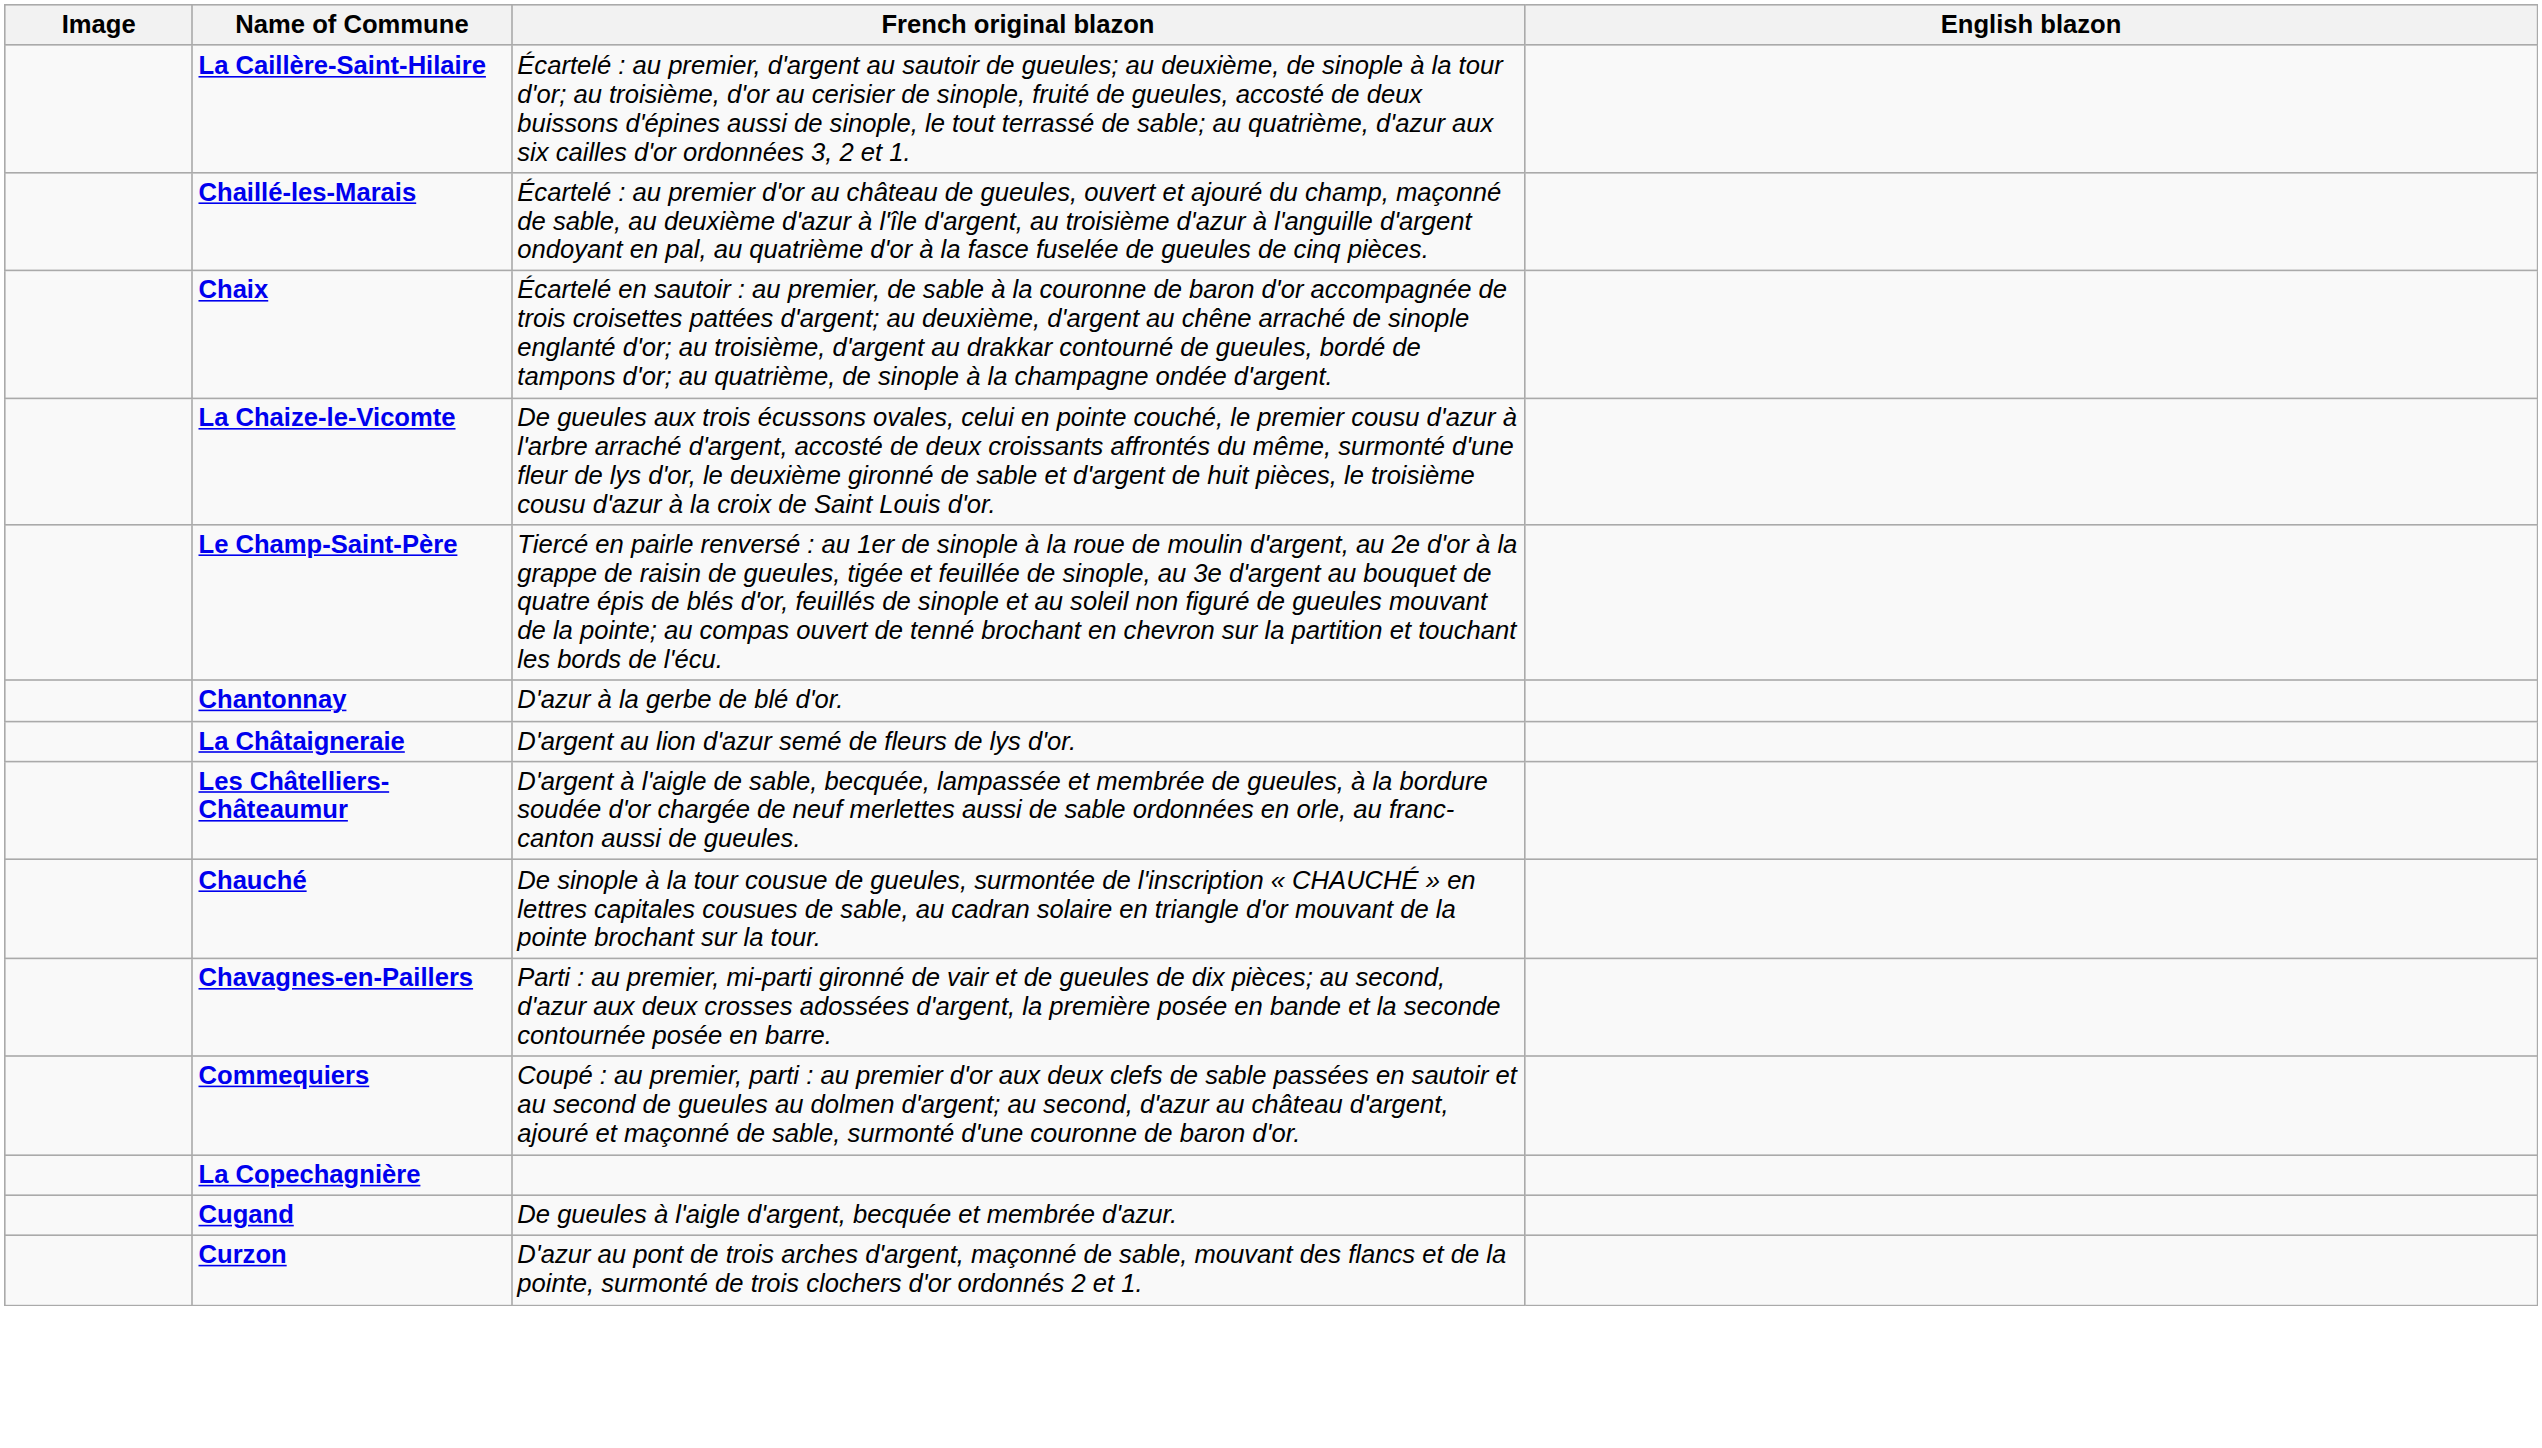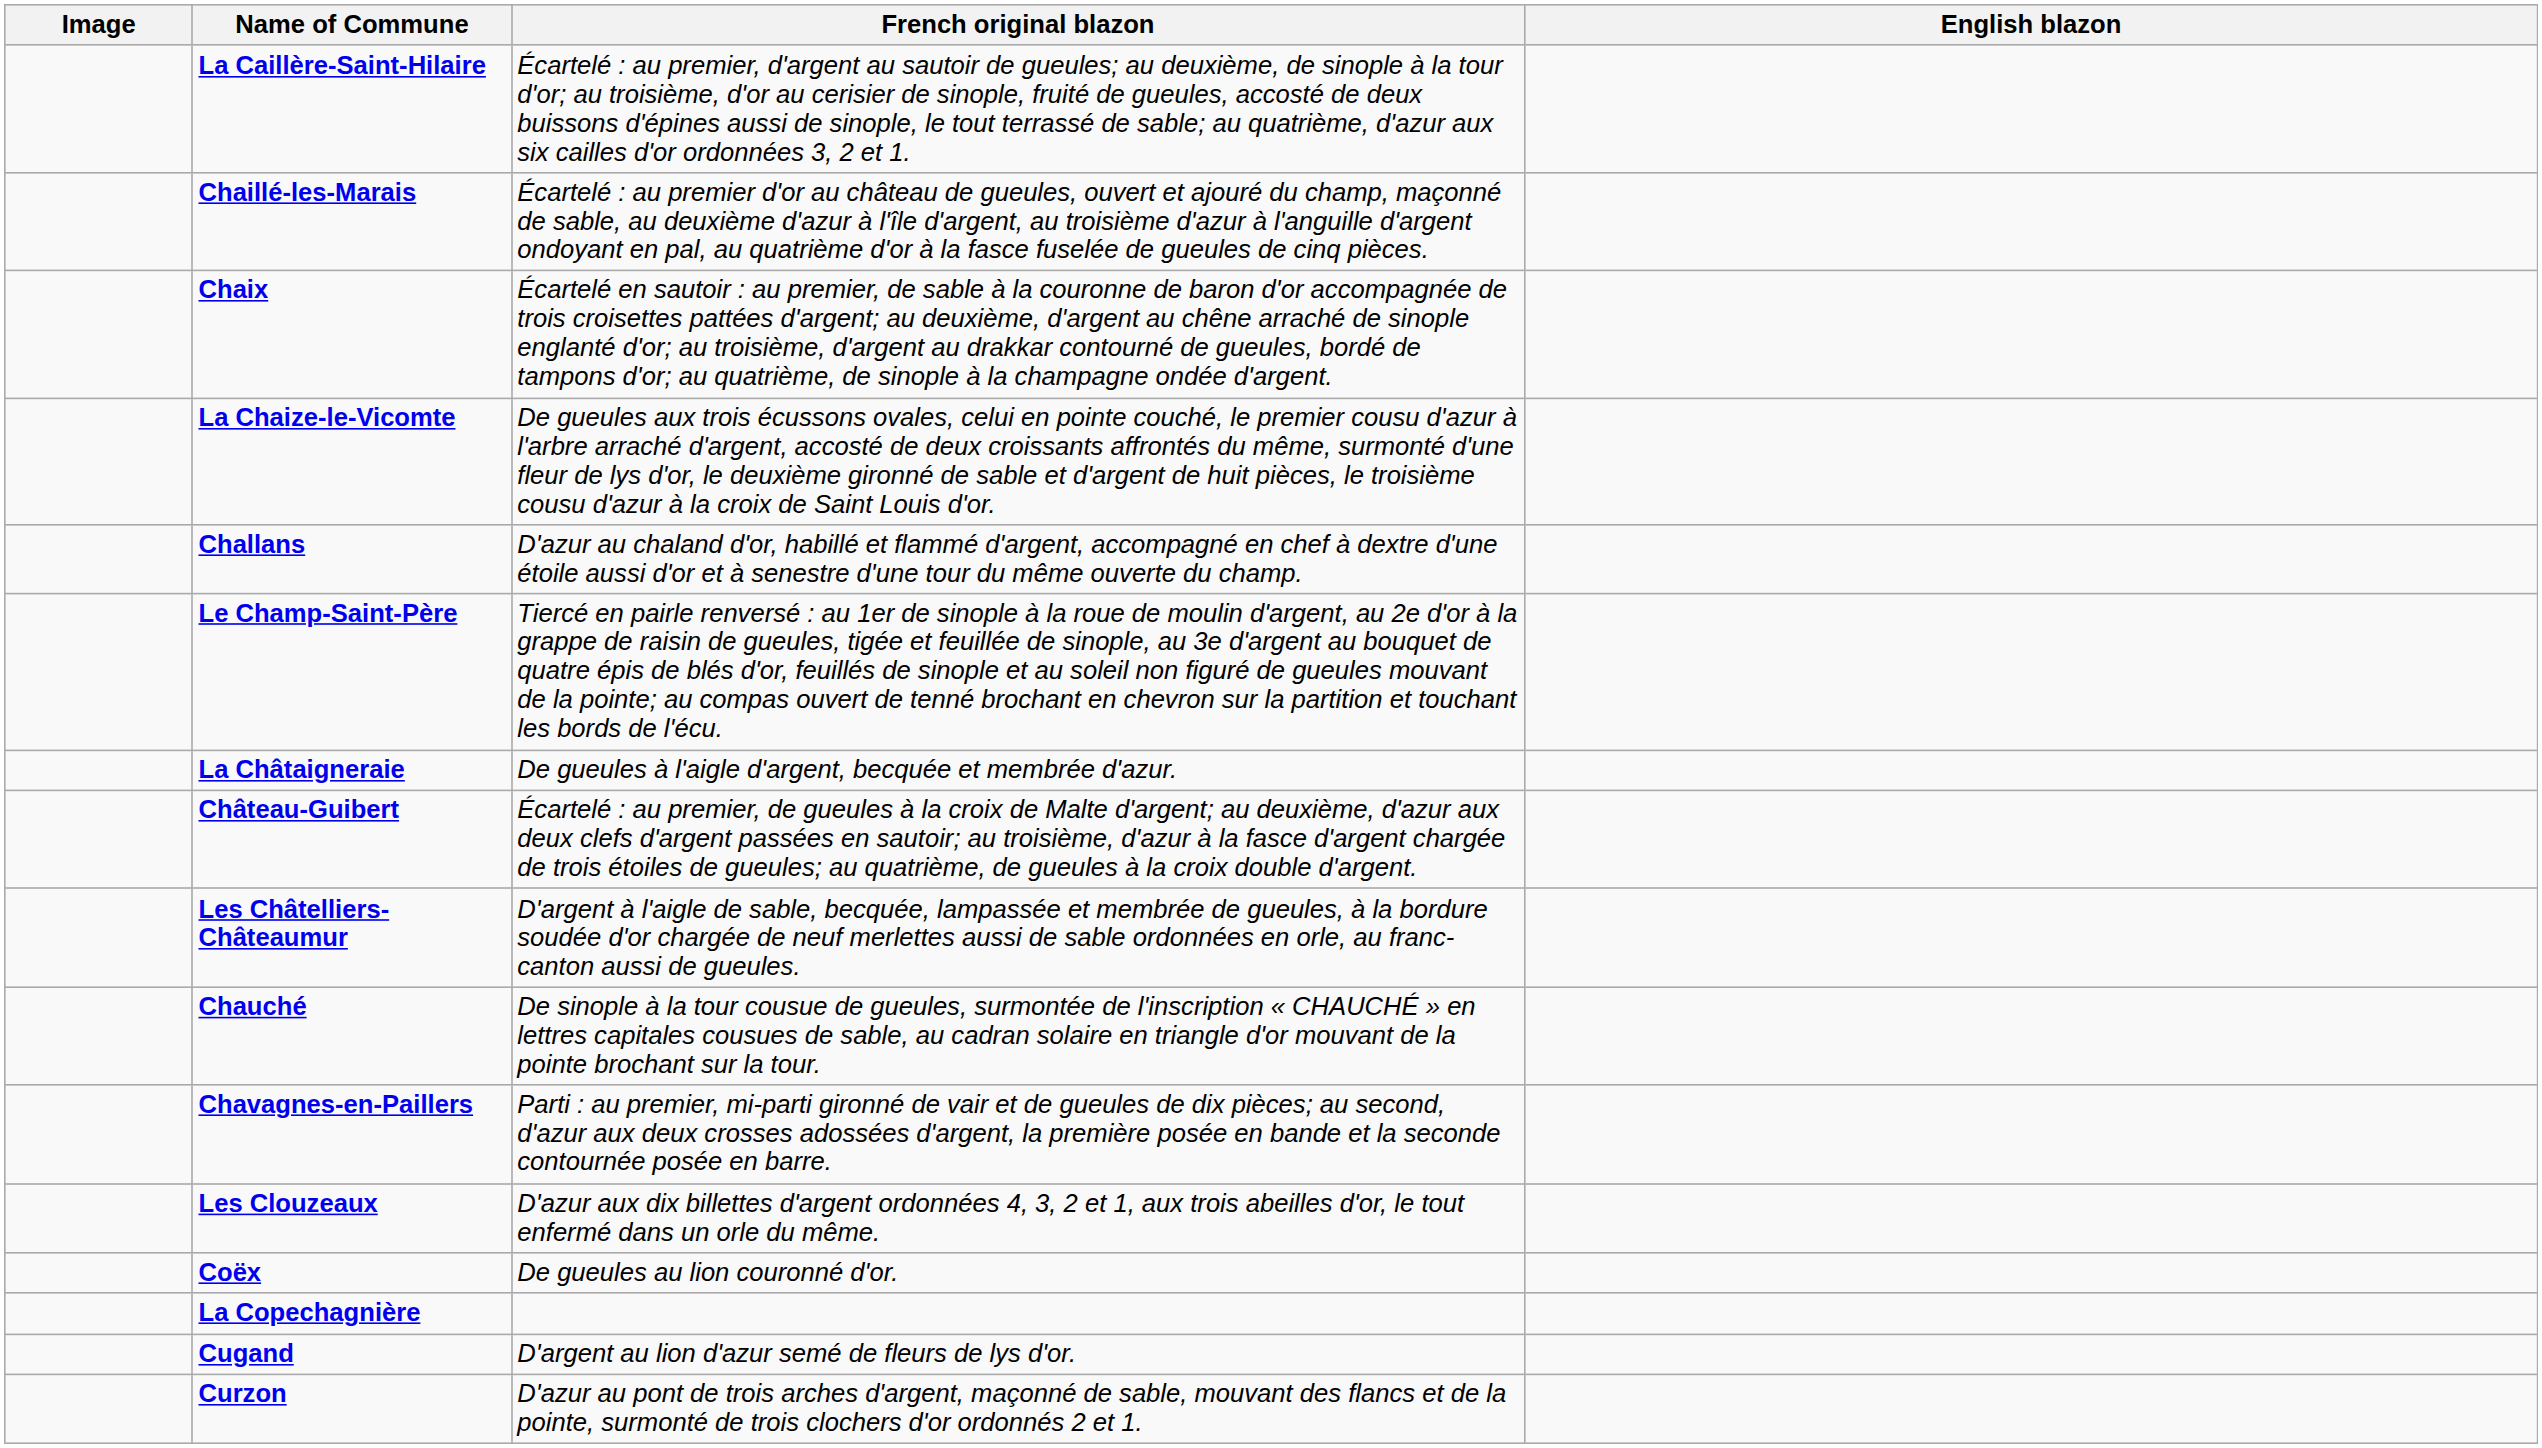+ row: (252, 544)
- row: (272, 700)
(797, 741) D'argent au lion d'azur semé de fleurs de lys d'or. -> (847, 769) De gueules à l'aigle d'argent, becquée et membrée d'azur.
+ row: (299, 810)
+ row: (288, 1203)
+ row: (230, 1272)
- row: (284, 1076)
(847, 1214) De gueules à l'aigle d'argent, becquée et membrée d'azur. -> (797, 1353) D'argent au lion d'azur semé de fleurs de lys d'or.
